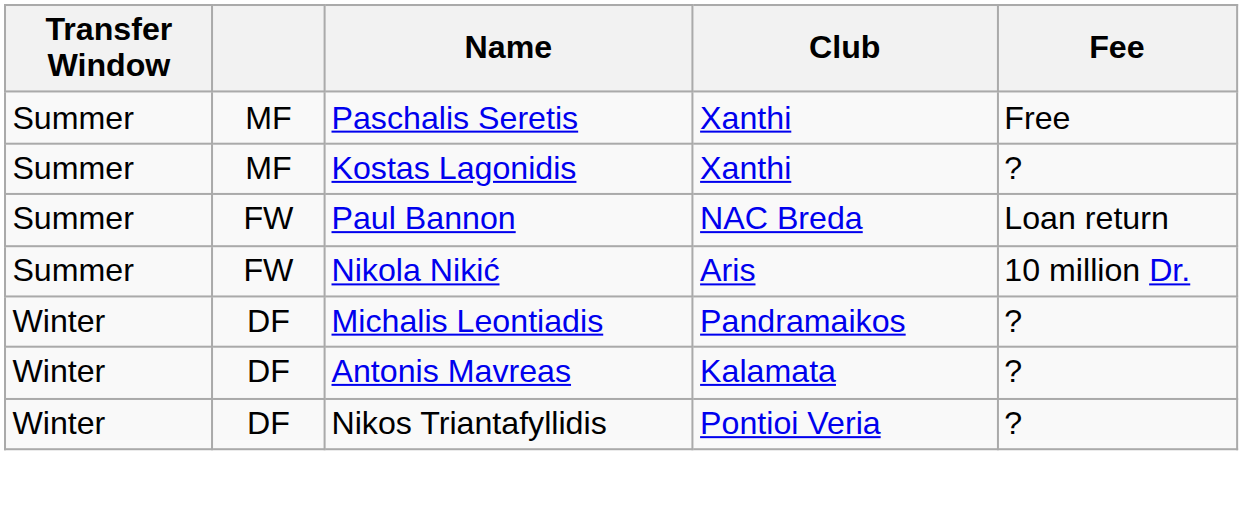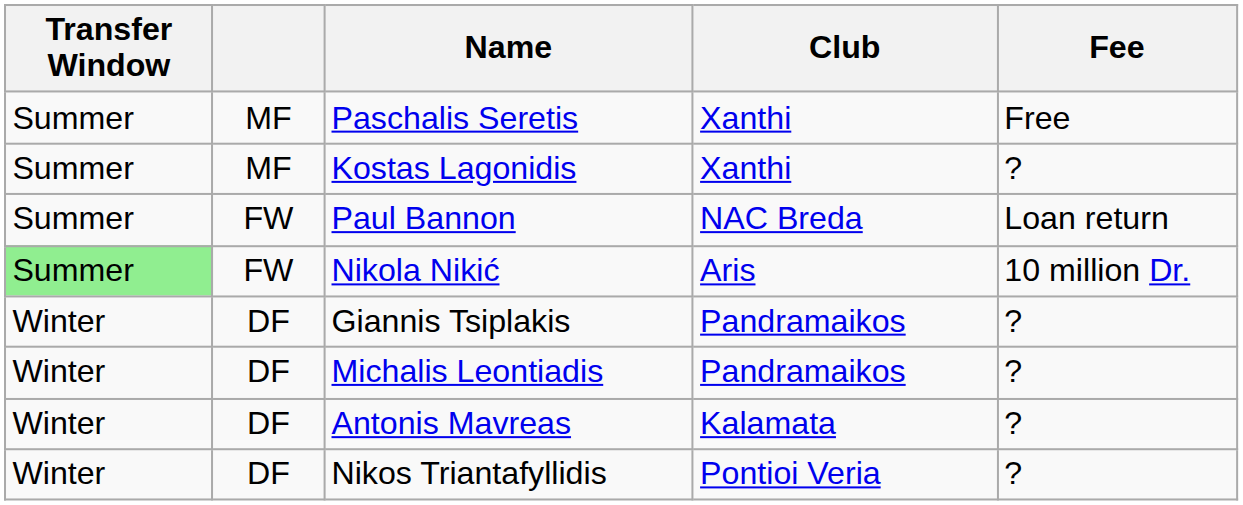(73, 270) no background -> (73, 270) lightgreen background
+ row: (451, 321)
